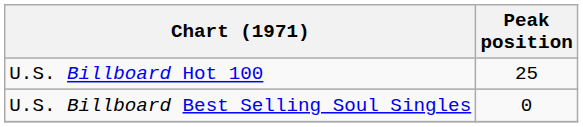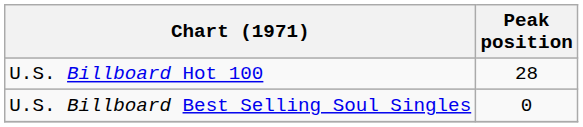(527, 74) 25 -> (527, 74) 28
